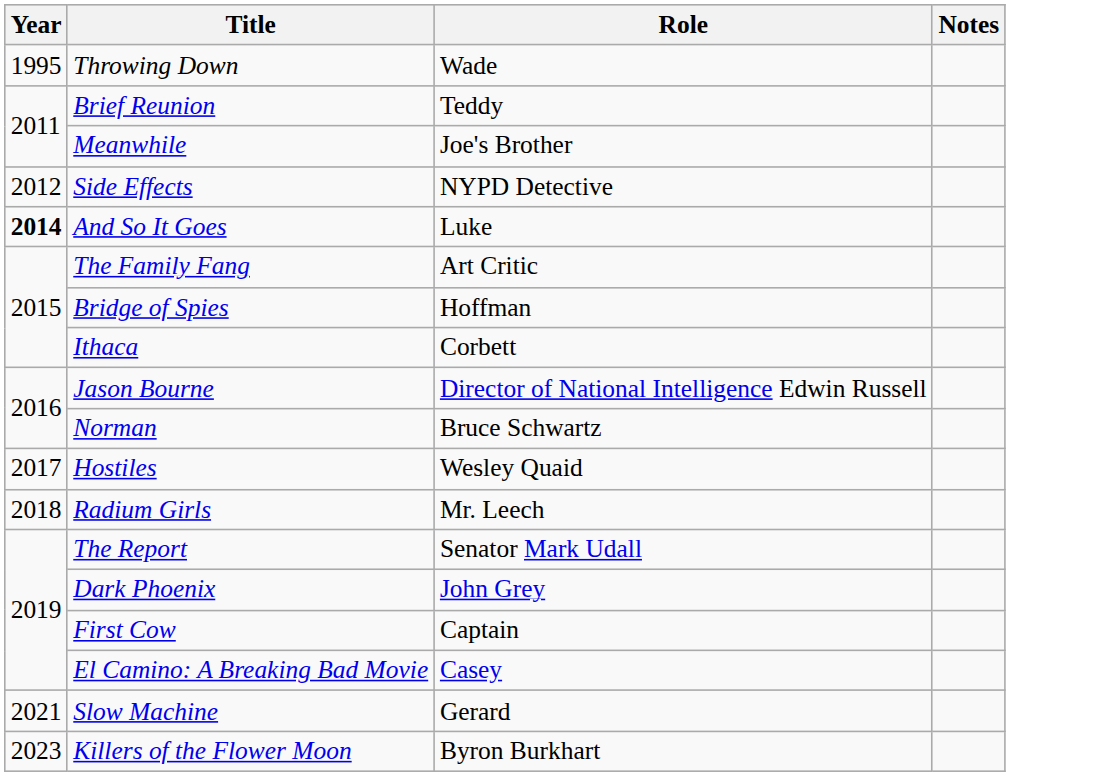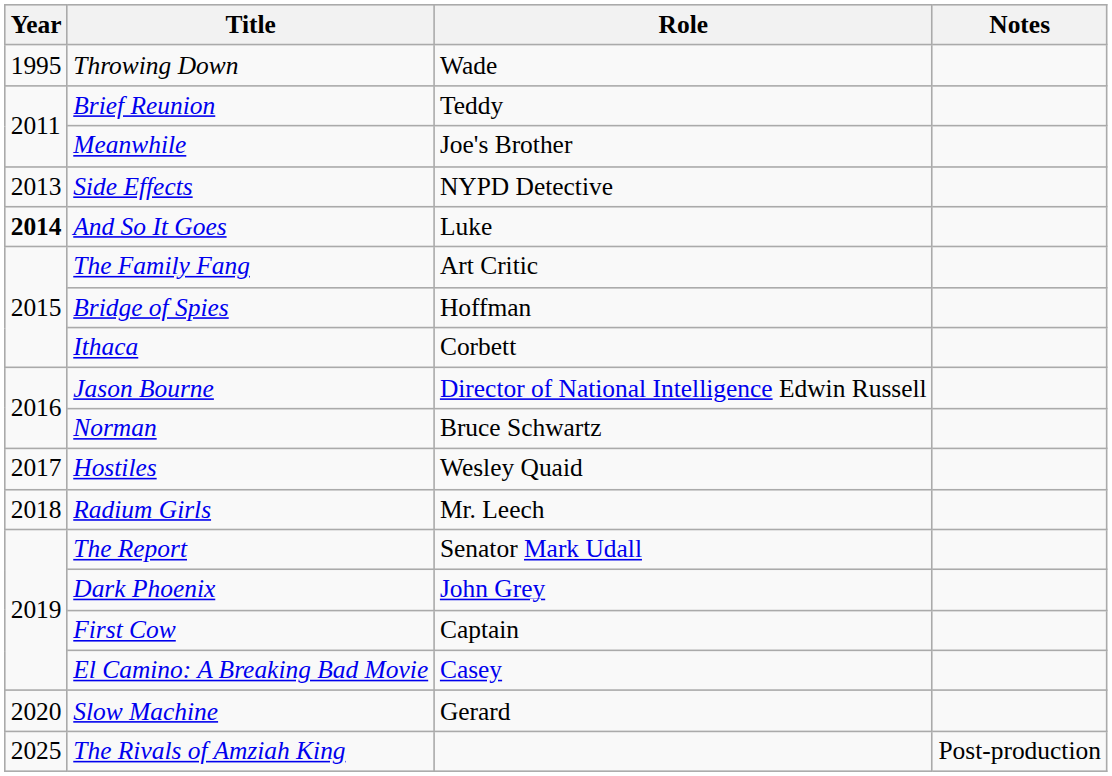(36, 186) 2012 -> (36, 186) 2013
(36, 710) 2021 -> (36, 710) 2020
- row: (212, 750)
+ row: (209, 750)
